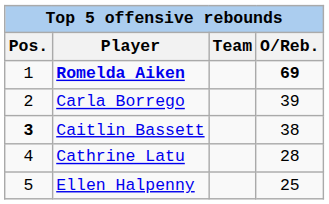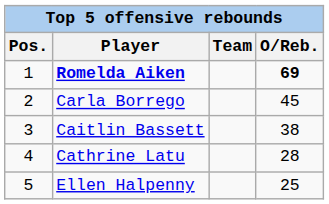(290, 102) 39 -> (290, 102) 45
(28, 130) bold -> (28, 130) normal
